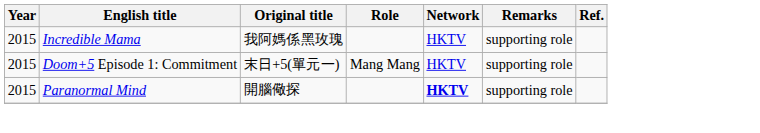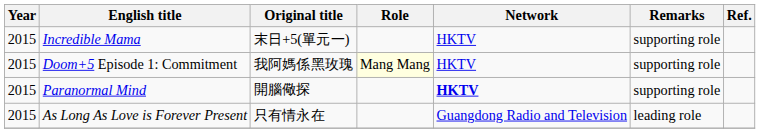(294, 39) 我阿媽係黑玫瑰 -> (302, 39) 末日+5(單元一)
(292, 64) 末日+5(單元一) -> (304, 64) 我阿媽係黑玫瑰
(385, 64) no background -> (395, 64) lightyellow background
+ row: (145, 115)
